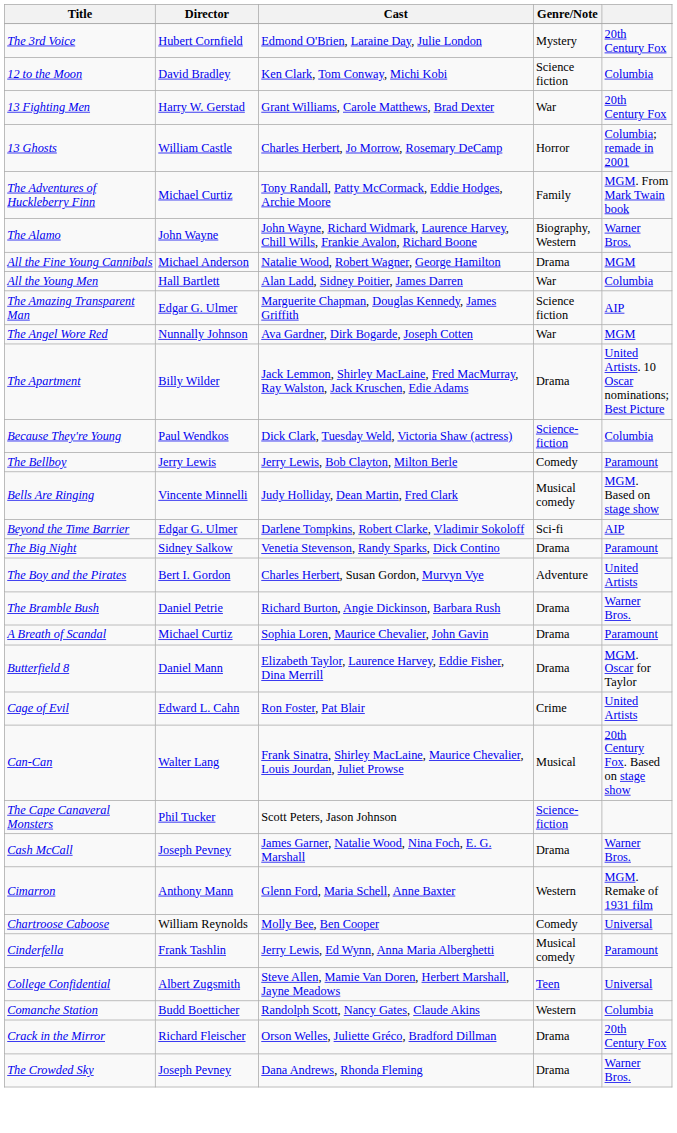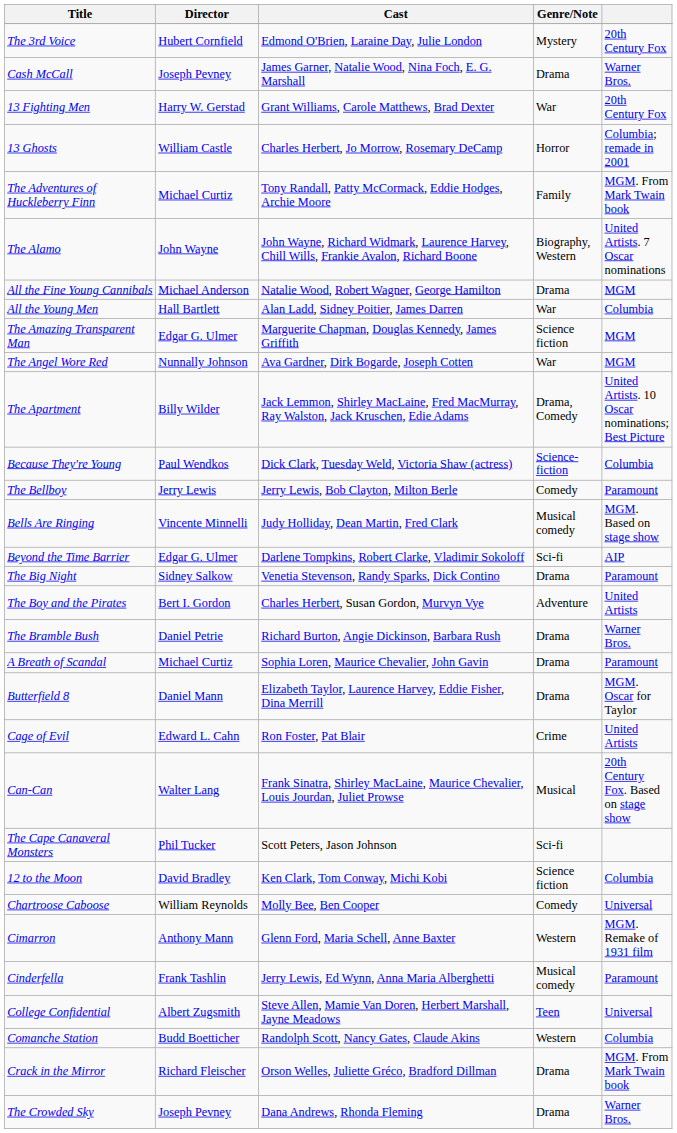rows swapped: (45, 74) <-> (40, 850)
(623, 235) Warner Bros. -> (635, 249) United Artists. 7 Oscar nominations
(615, 307) AIP -> (620, 335) MGM
(553, 381) Drama -> (557, 409) Drama, Comedy
(557, 817) Science-fiction -> (550, 844) Sci-fi
rows swapped: (58, 924) <-> (31, 890)
(636, 1037) 20th Century Fox -> (636, 1071) MGM. From Mark Twain book
